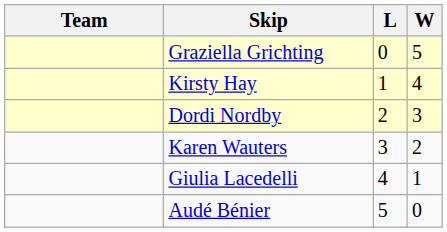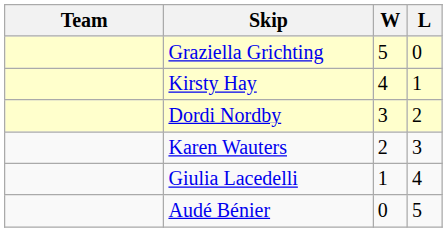columns swapped: (424, 20) <-> (390, 20)
